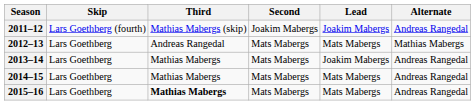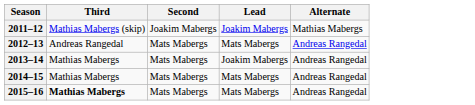- column: (97, 12)
(431, 28) Andreas Rangedal -> (328, 28) Mathias Mabergs
(429, 44) Mathias Mabergs -> (330, 44) Andreas Rangedal
